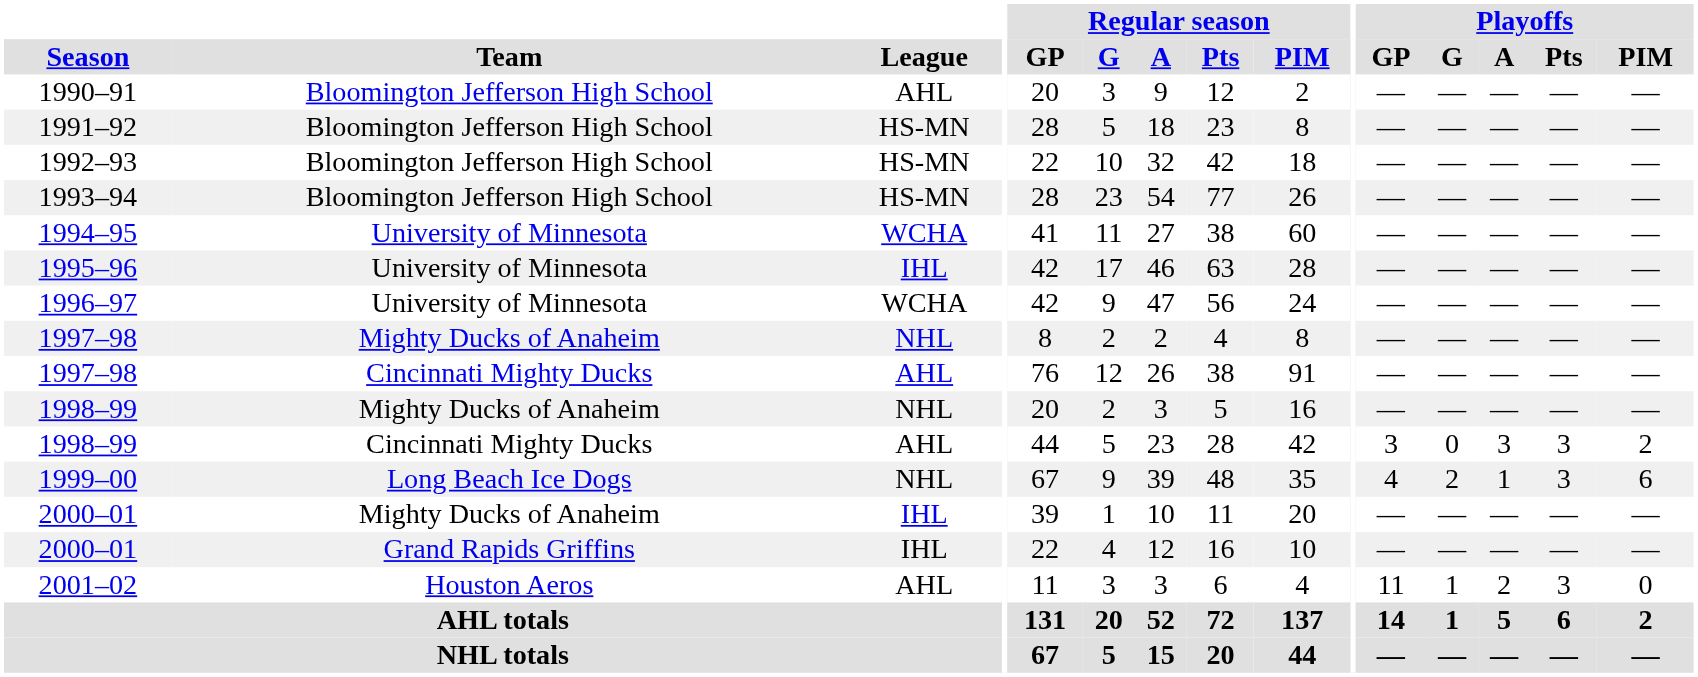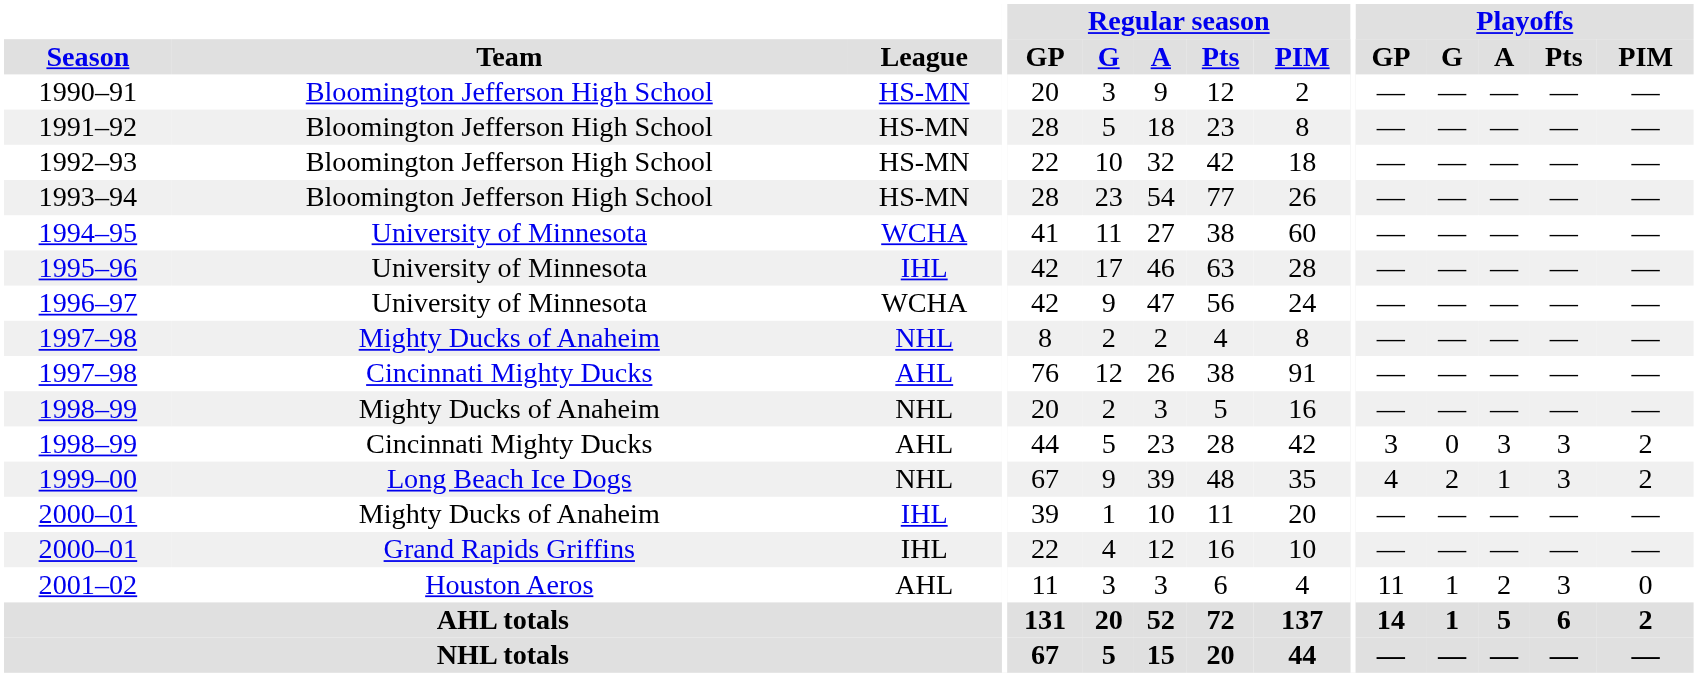(924, 91) AHL -> (924, 91) HS-MN
(1646, 478) 6 -> (1646, 478) 2
